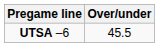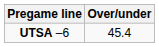(119, 33) 45.5 -> (119, 33) 45.4
